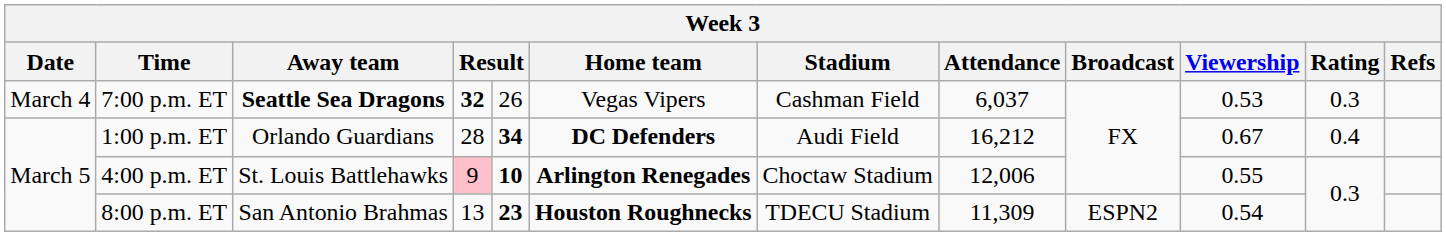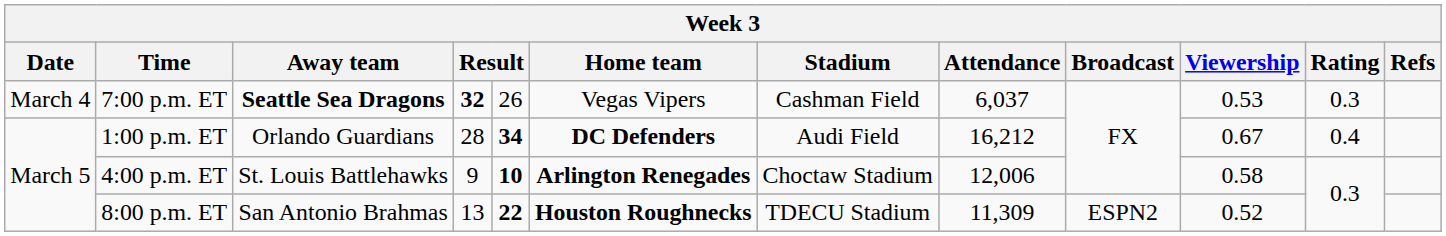(473, 174) pink background -> (473, 174) no background
(1242, 174) 0.55 -> (1242, 174) 0.58
(510, 212) 23 -> (510, 212) 22
(1242, 212) 0.54 -> (1242, 212) 0.52
